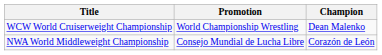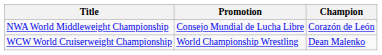rows swapped: (88, 42) <-> (89, 27)
